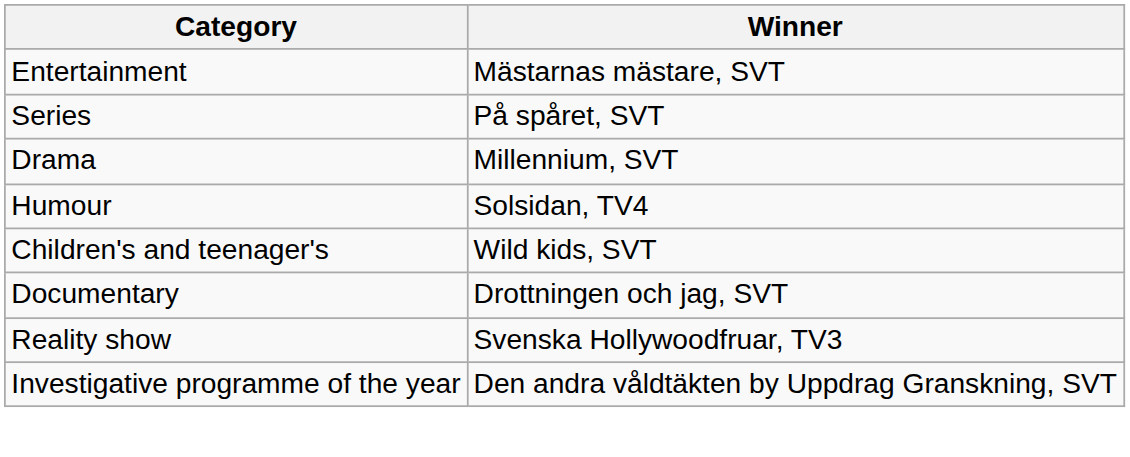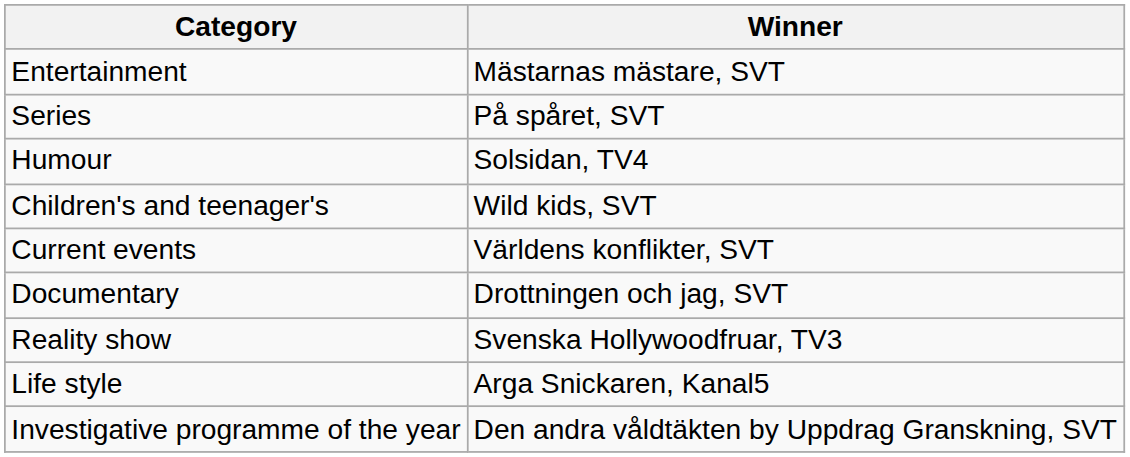- row: (54, 160)
+ row: (104, 250)
+ row: (67, 384)
